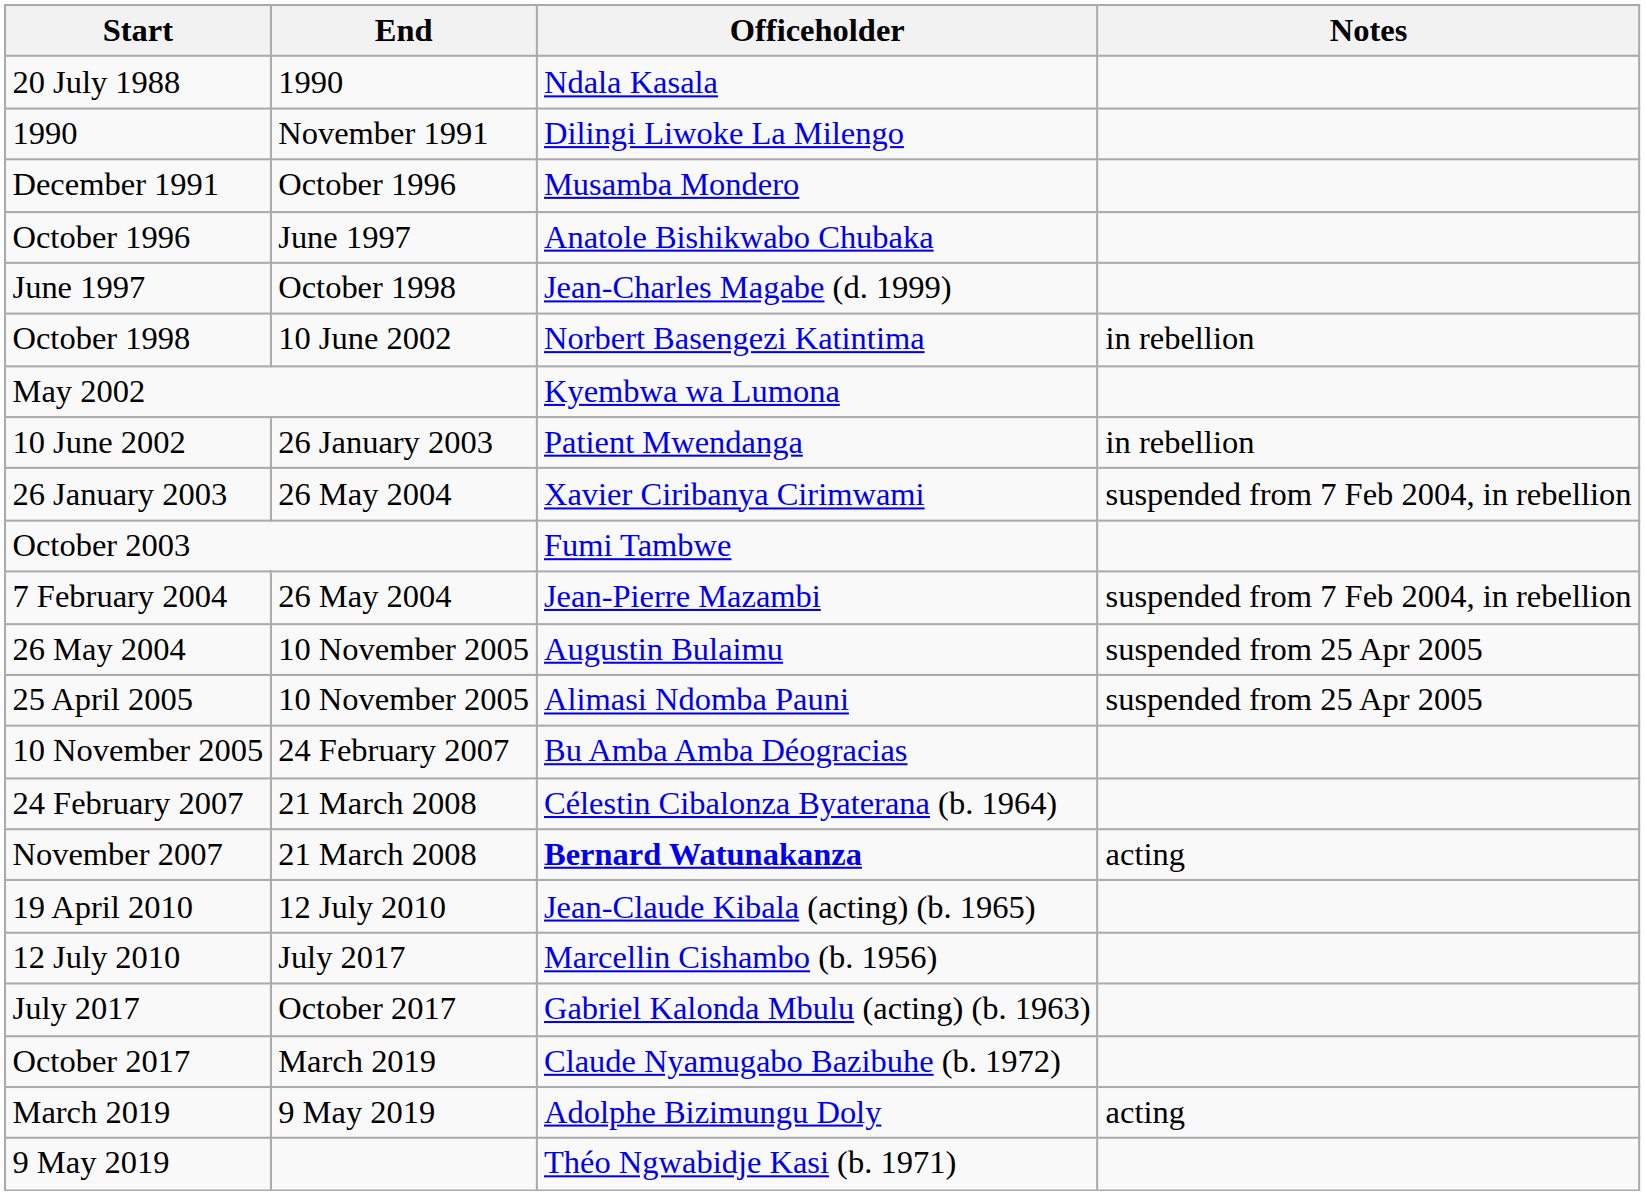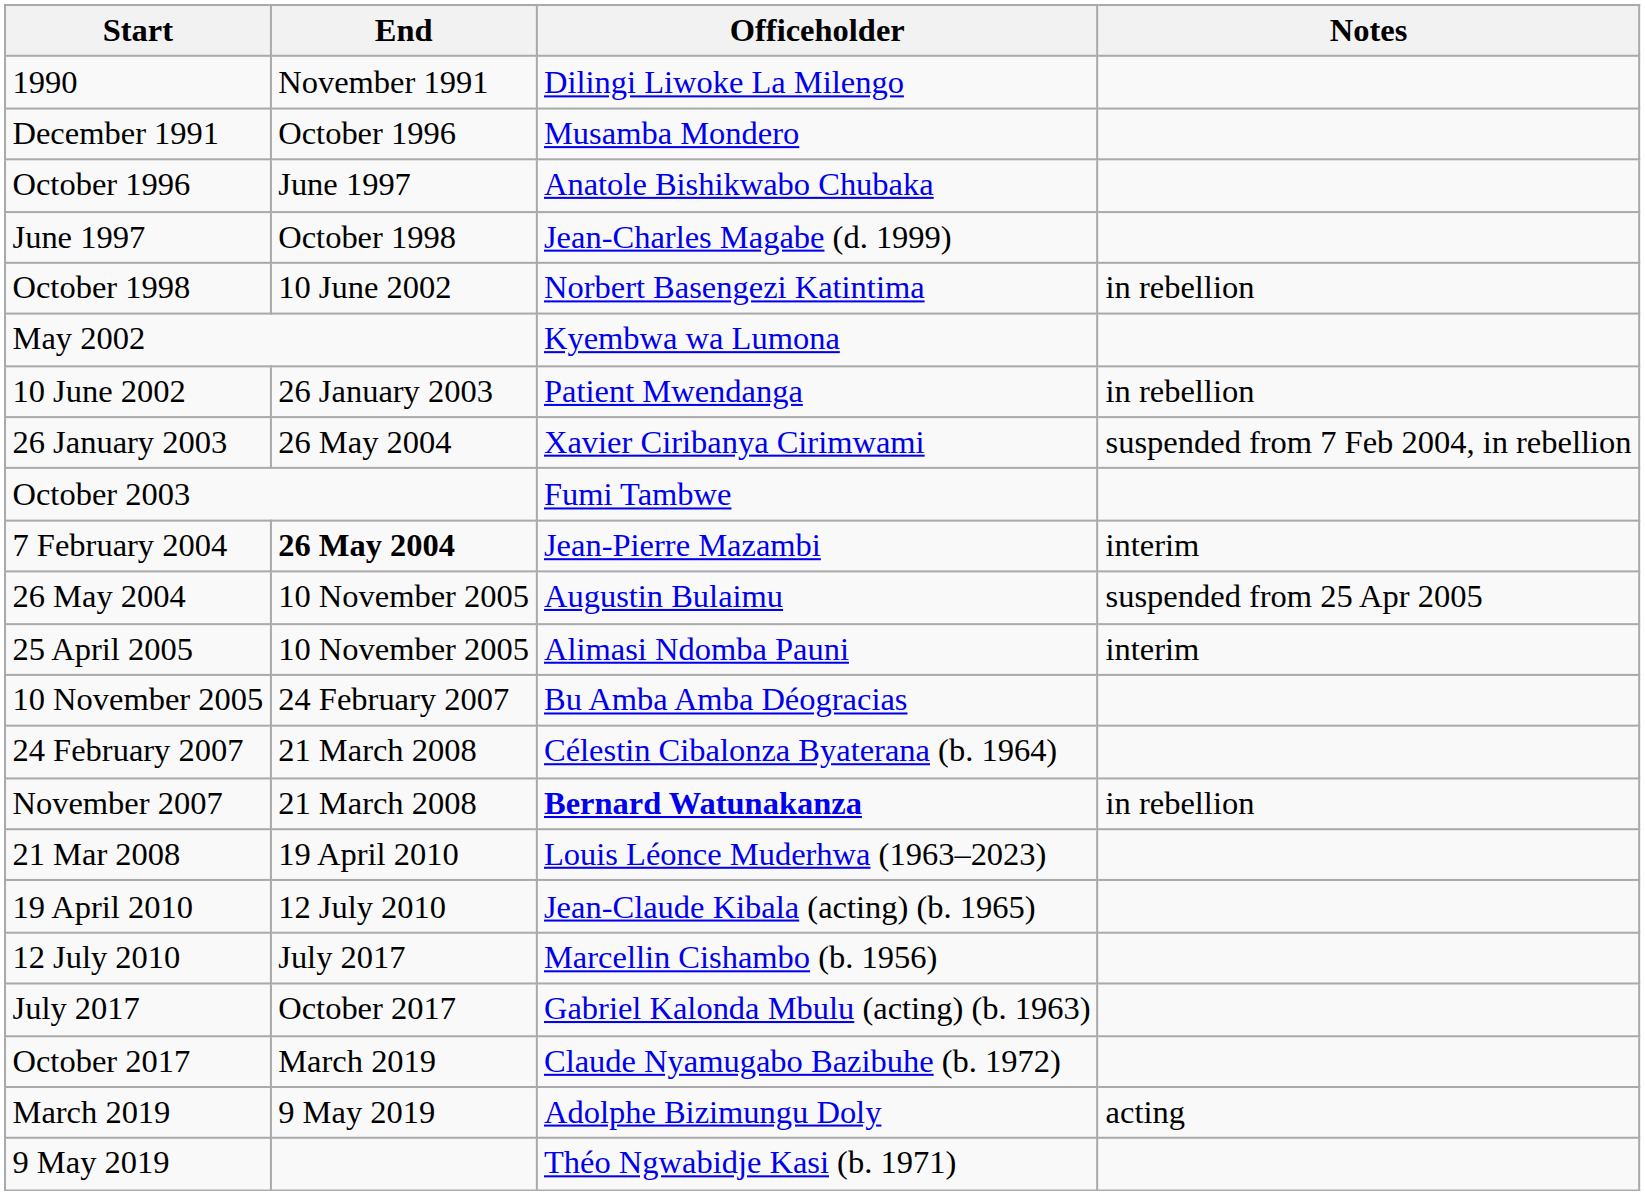- row: (96, 81)
(365, 596) normal -> (367, 545) bold
(1369, 596) suspended from 7 Feb 2004, in rebellion -> (1152, 545) interim
(1294, 699) suspended from 25 Apr 2005 -> (1152, 648) interim
(1145, 854) acting -> (1180, 802) in rebellion
+ row: (96, 854)
